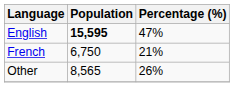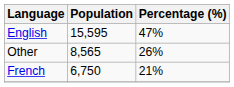(89, 33) bold -> (89, 33) normal
rows swapped: (26, 52) <-> (22, 71)
